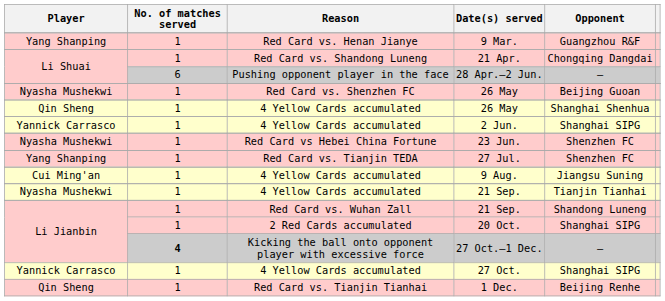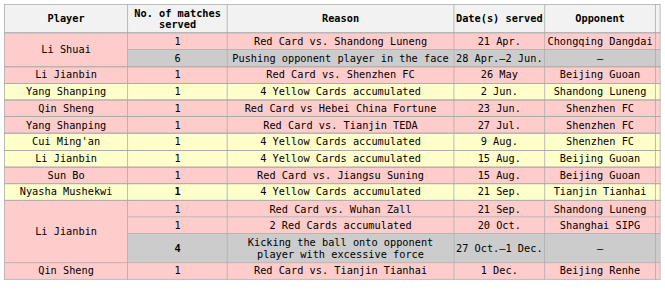- row: (341, 41)
(66, 92) Nyasha Mushekwi -> (66, 75) Li Jianbin
- row: (341, 108)
(66, 125) Yannick Carrasco -> (66, 92) Yang Shanping
(600, 125) Shanghai SIPG -> (600, 92) Shandong Luneng
(66, 142) Nyasha Mushekwi -> (66, 108) Qin Sheng
(600, 175) Jiangsu Suning -> (600, 142) Shenzhen FC
+ row: (341, 159)
+ row: (341, 175)
(178, 192) normal -> (178, 192) bold
- row: (341, 271)
